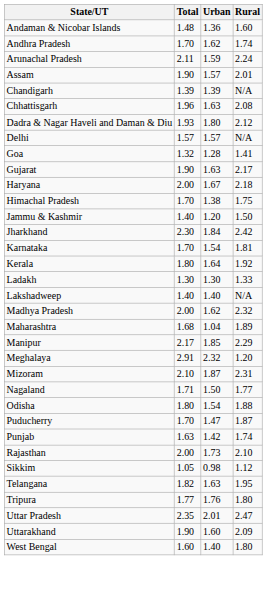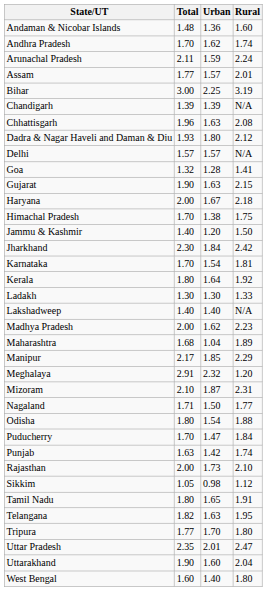(185, 75) 1.90 -> (185, 75) 1.77
+ row: (18, 91)
(244, 169) 2.17 -> (244, 185) 2.15
(244, 311) 2.32 -> (244, 327) 2.23
(244, 421) 1.87 -> (244, 437) 1.84
+ row: (30, 500)
(212, 500) 1.76 -> (212, 531) 1.70
(244, 531) 2.09 -> (244, 563) 2.04
